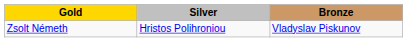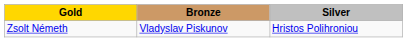columns swapped: (203, 12) <-> (336, 12)
